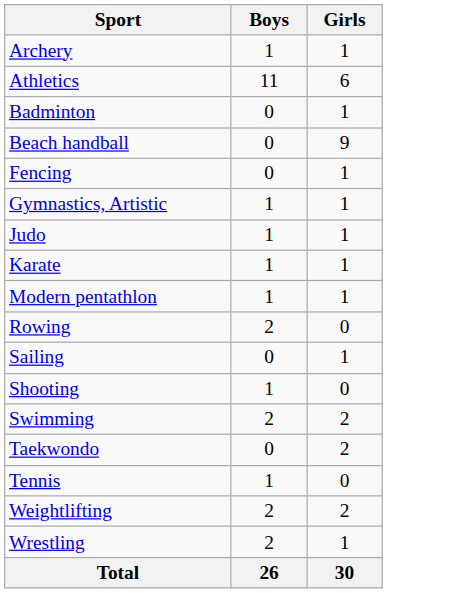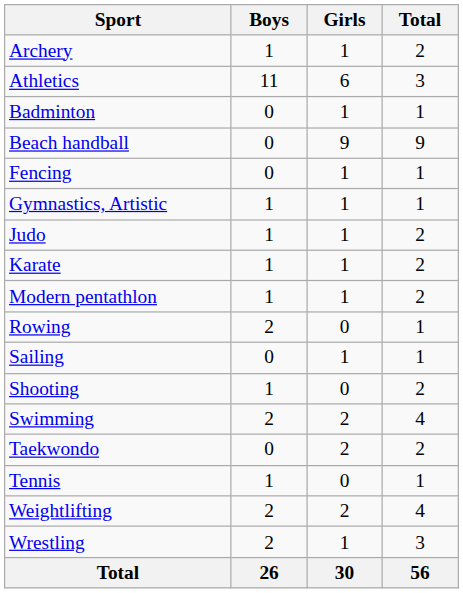+ column: (420, 19)
